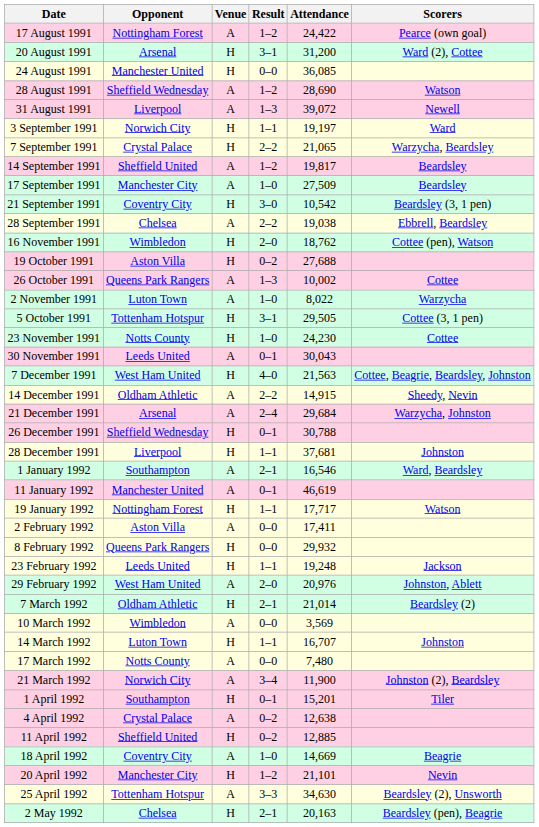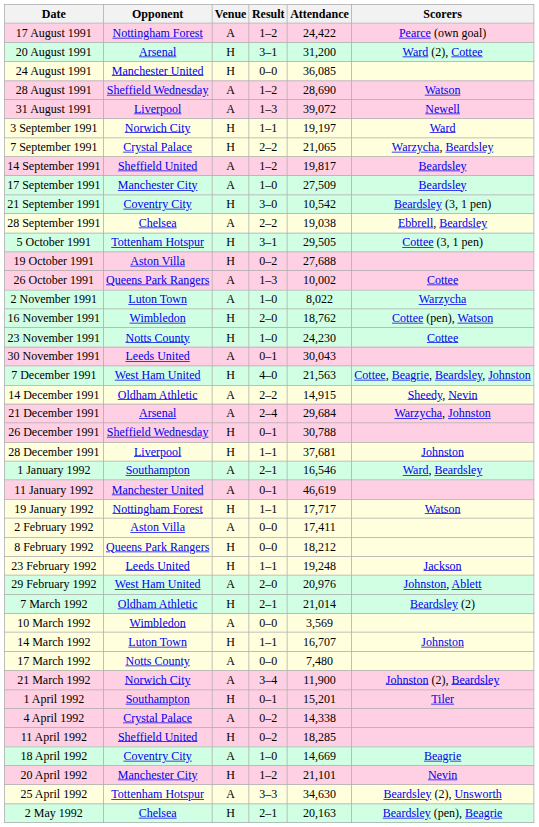rows swapped: (54, 318) <-> (54, 242)
(319, 546) 29,932 -> (319, 546) 18,212
(319, 718) 12,638 -> (319, 718) 14,338
(319, 737) 12,885 -> (319, 737) 18,285
